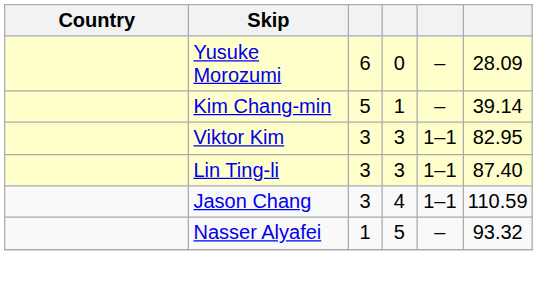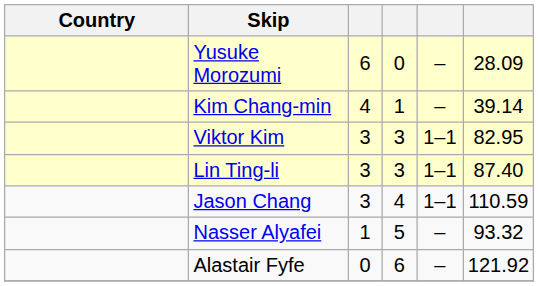(365, 106) 5 -> (365, 106) 4
+ row: (249, 264)
